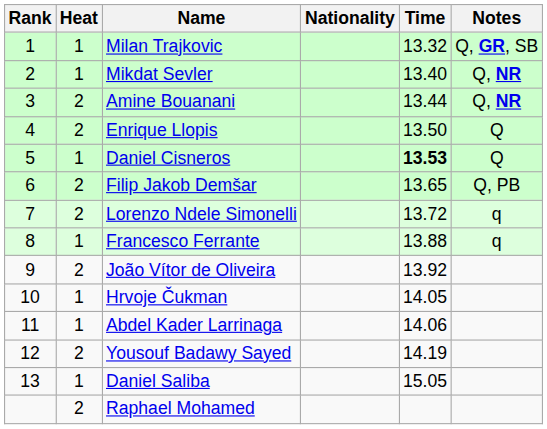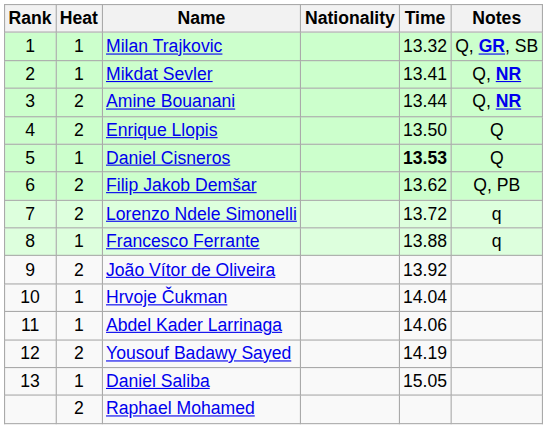(425, 74) 13.40 -> (425, 74) 13.41
(425, 185) 13.65 -> (425, 185) 13.62
(425, 297) 14.05 -> (425, 297) 14.04
